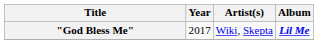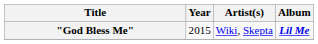(200, 30) 2017 -> (200, 30) 2015
